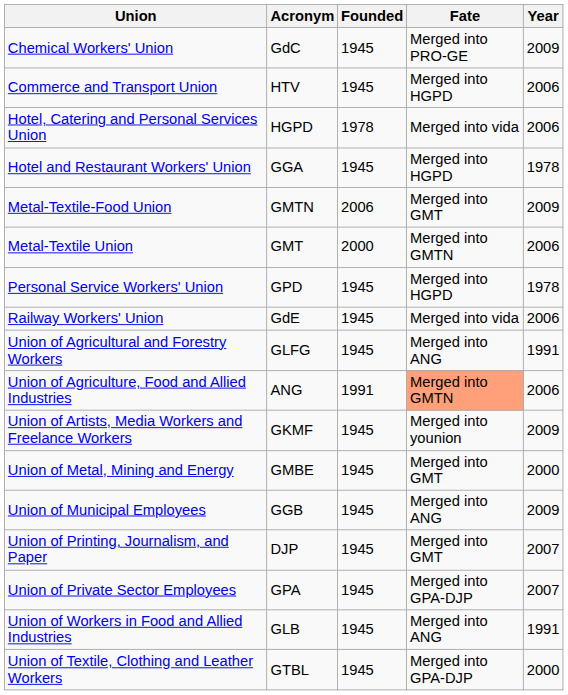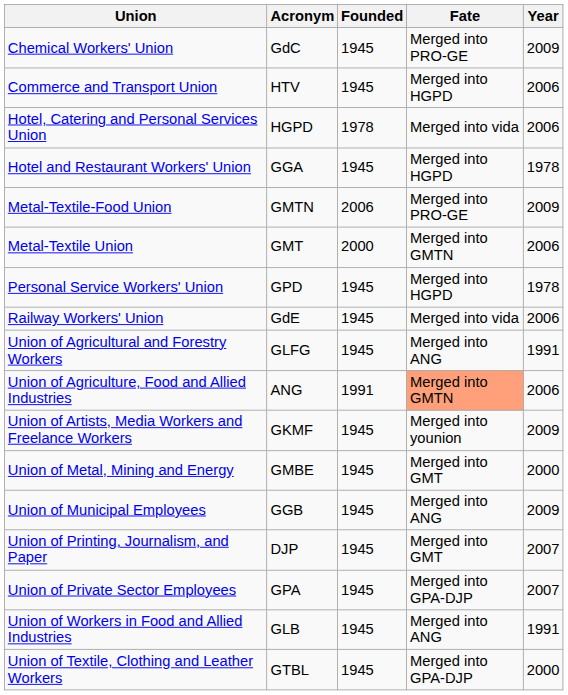(449, 207) Merged into GMT -> (449, 207) Merged into PRO-GE
